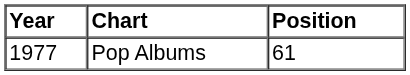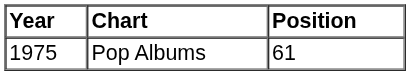(33, 53) 1977 -> (33, 53) 1975
